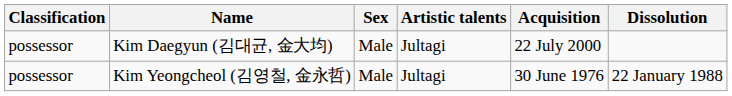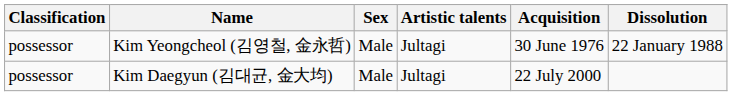rows swapped: (223, 45) <-> (232, 75)
